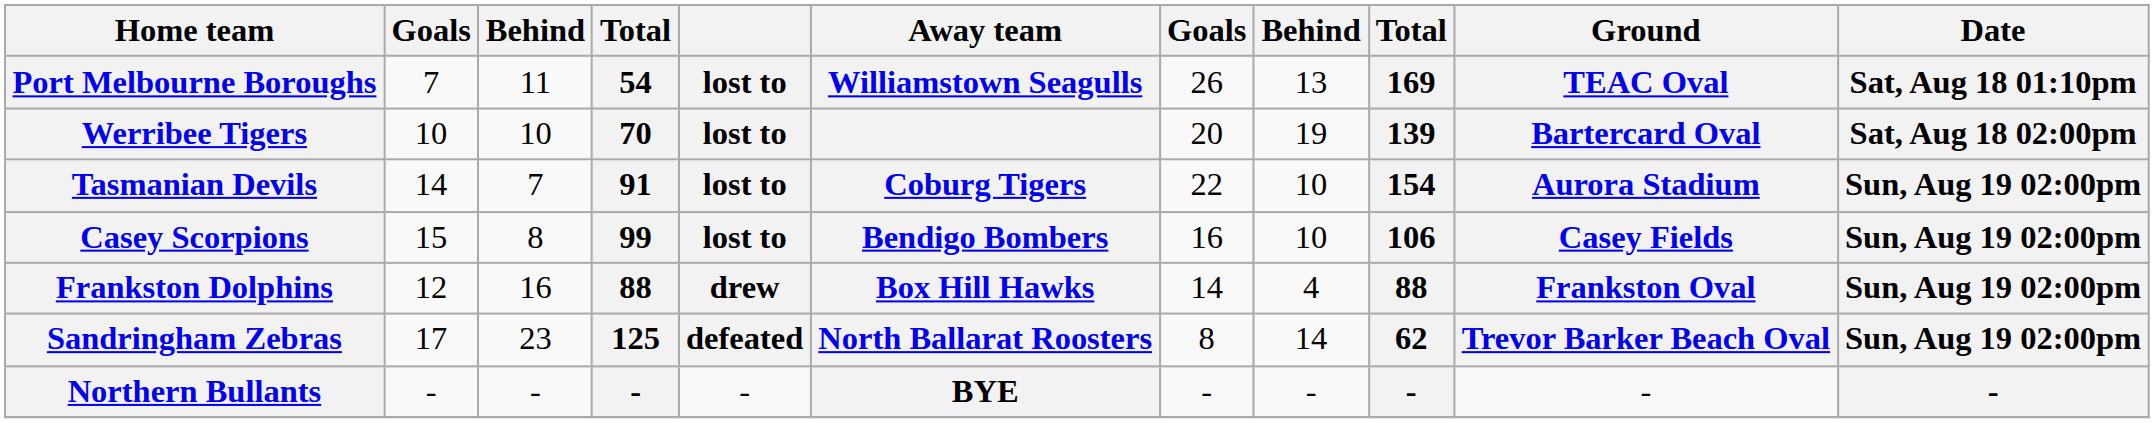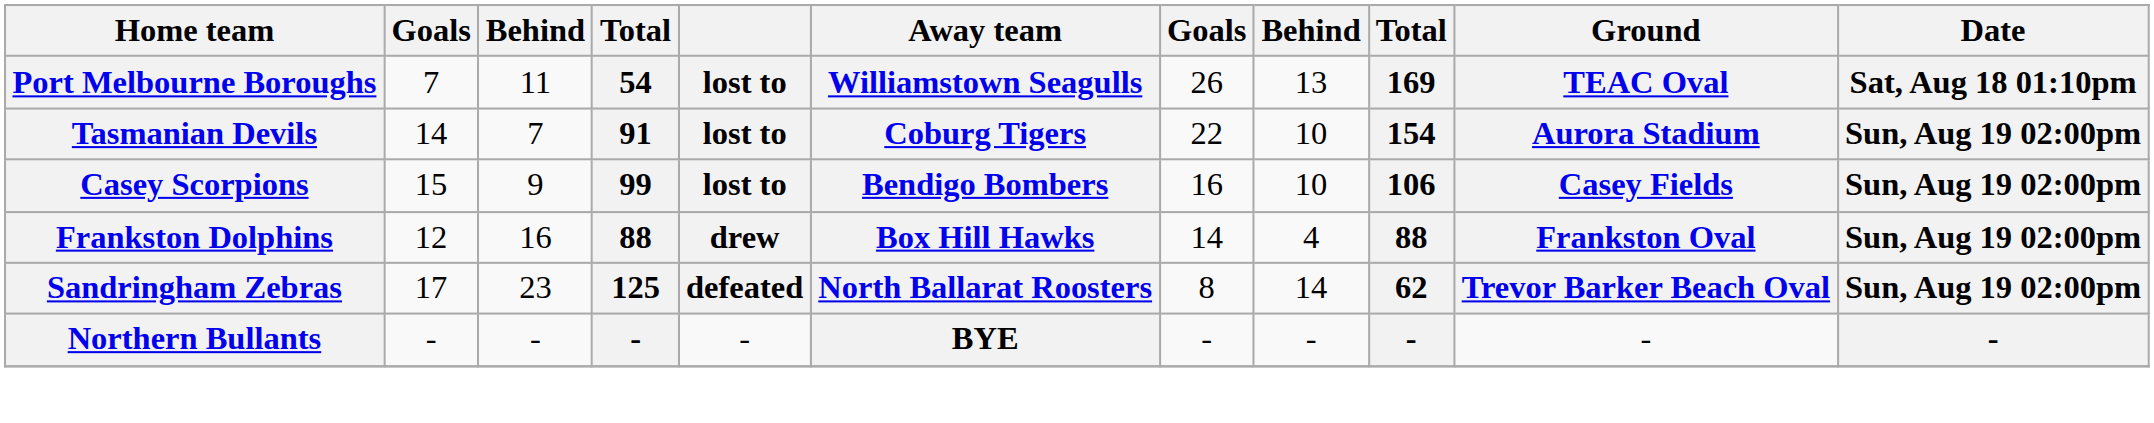- row: (194, 133)
(535, 236) 8 -> (535, 184) 9
